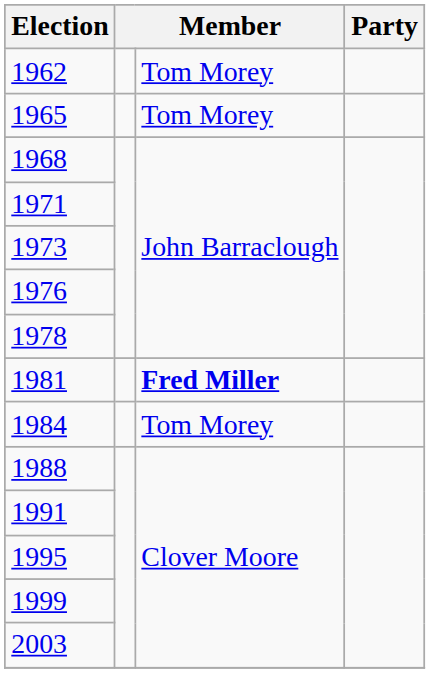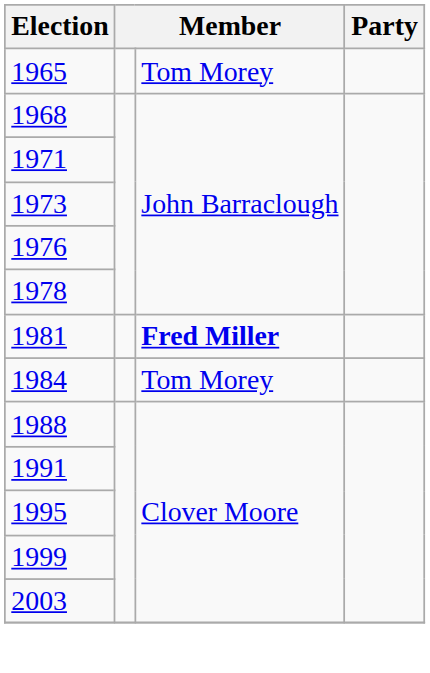- row: (39, 70)
